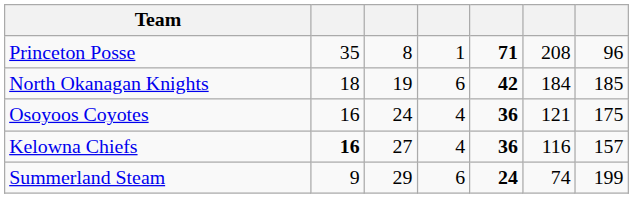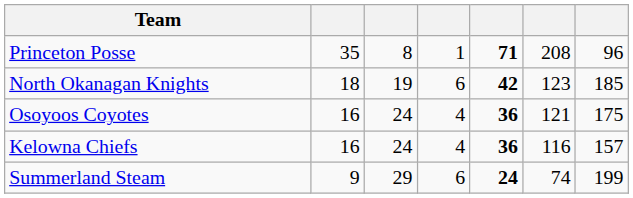(556, 83) 184 -> (556, 83) 123
(350, 146) bold -> (350, 146) normal
(402, 146) 27 -> (402, 146) 24
